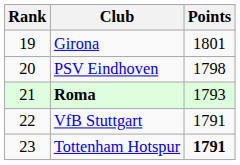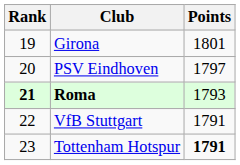(209, 69) 1798 -> (209, 69) 1797
(27, 95) normal -> (27, 95) bold
